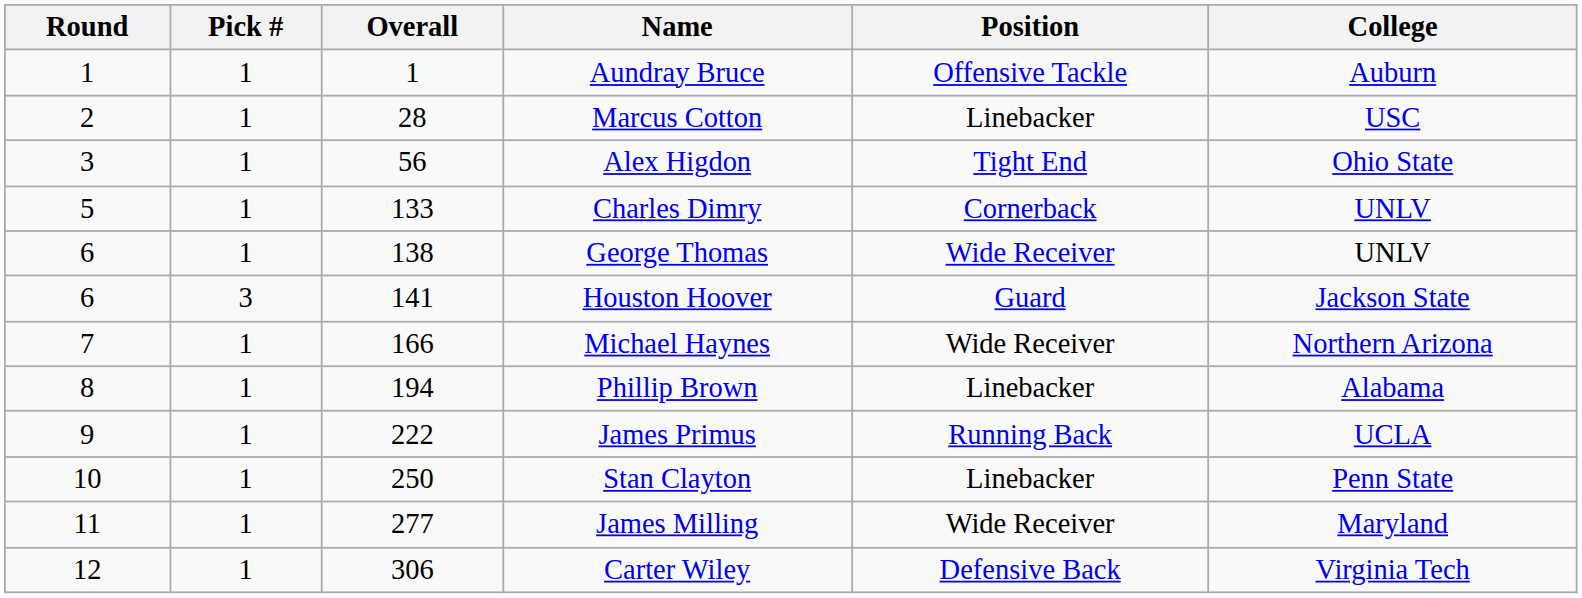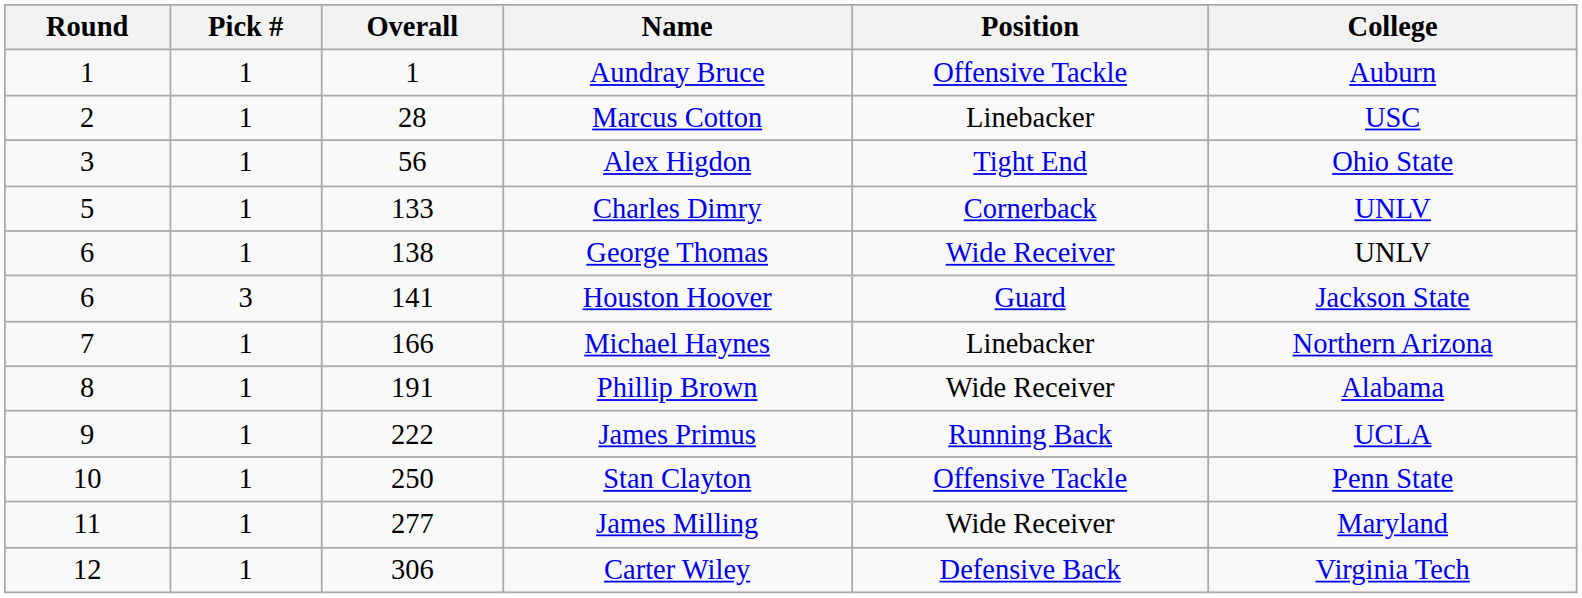(1030, 343) Wide Receiver -> (1030, 343) Linebacker
(412, 388) 194 -> (412, 388) 191
(1030, 388) Linebacker -> (1030, 388) Wide Receiver
(1030, 478) Linebacker -> (1030, 478) Offensive Tackle
